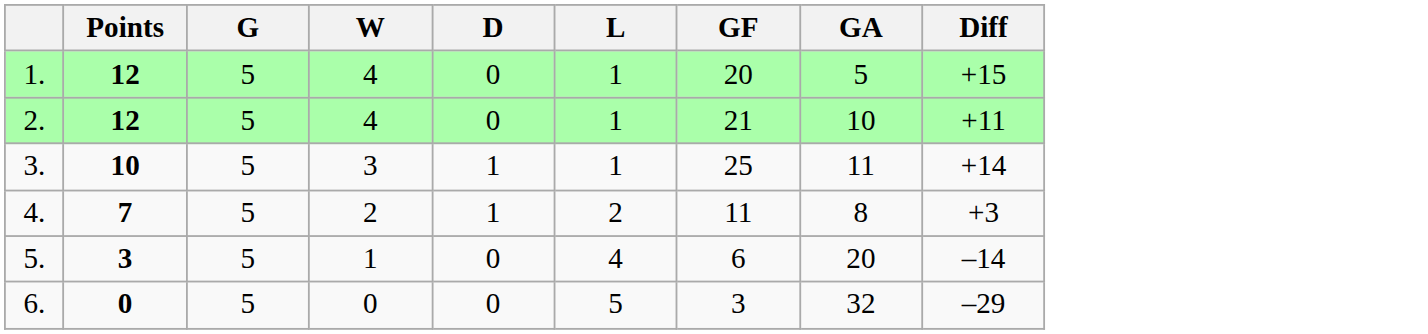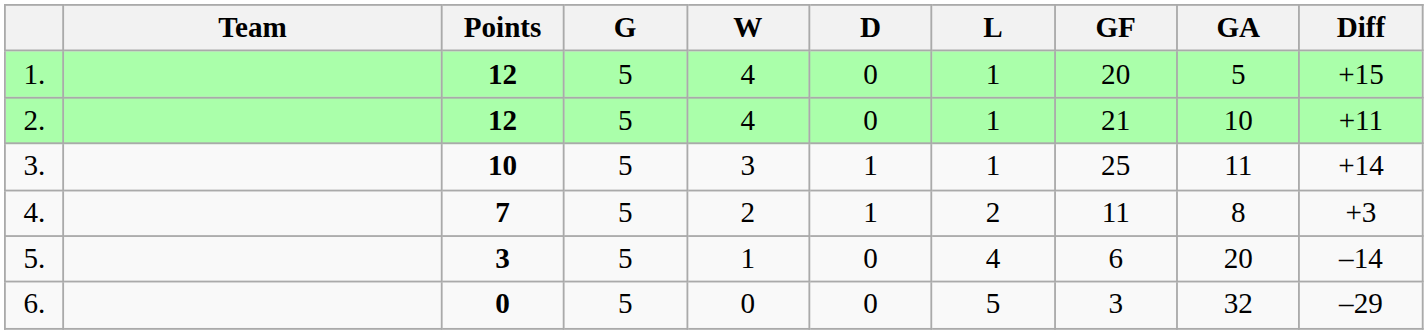+ column: (253, 27)
